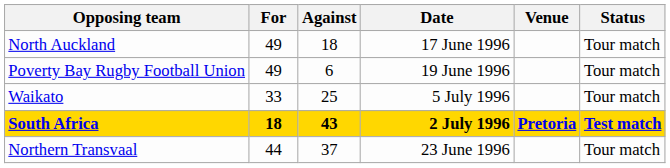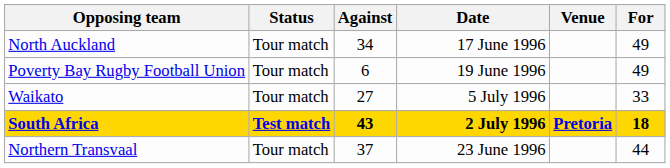columns swapped: (273, 17) <-> (623, 17)
(329, 44) 18 -> (365, 44) 34
(329, 96) 25 -> (365, 96) 27
